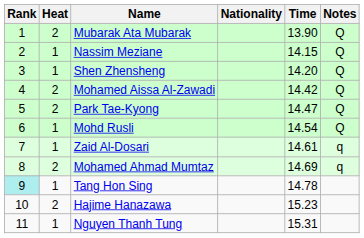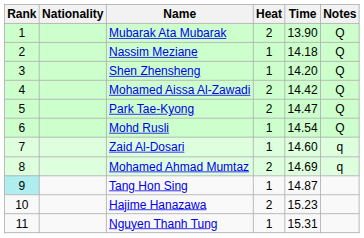columns swapped: (55, 14) <-> (251, 14)
(303, 52) 14.15 -> (303, 52) 14.18
(303, 147) 14.61 -> (303, 147) 14.60
(303, 185) 14.78 -> (303, 185) 14.87
